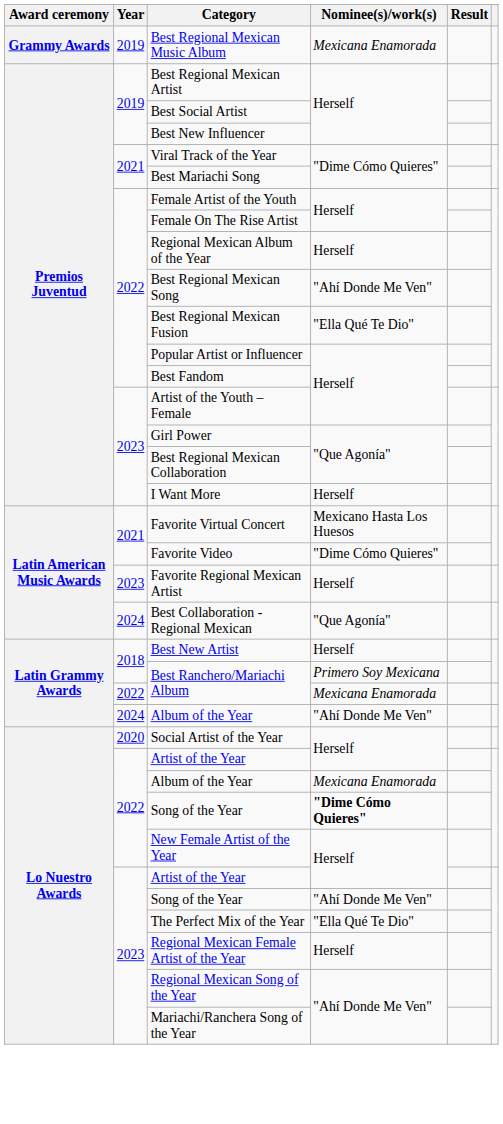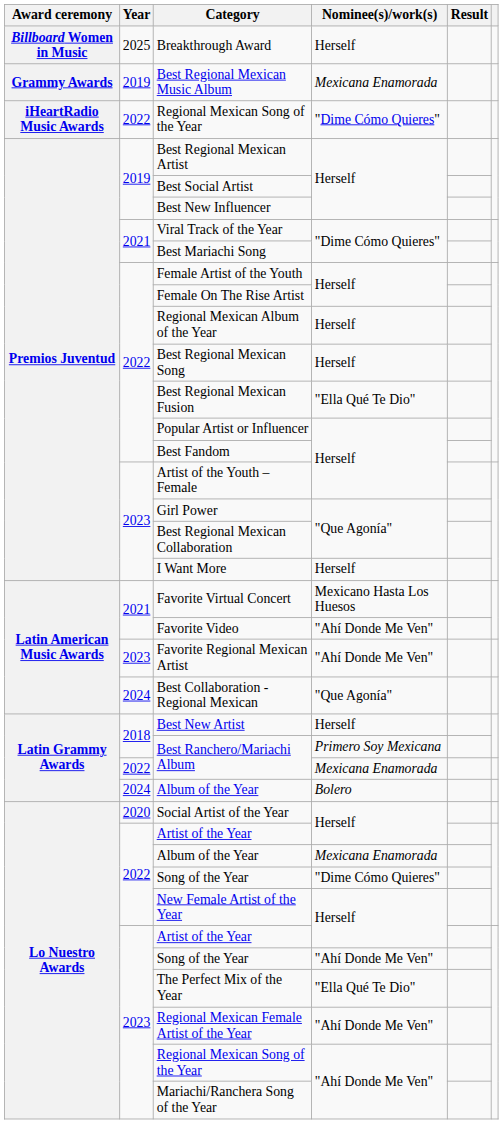+ row: (137, 44)
+ row: (137, 119)
(373, 287) "Ahí Donde Me Ven" -> (335, 362) Herself
(376, 553) "Dime Cómo Quieres" -> (374, 628) "Ahí Donde Me Ven"
(334, 583) Herself -> (374, 658) "Ahí Donde Me Ven"
(373, 715) "Ahí Donde Me Ven" -> (333, 790) Bolero
(352, 810) bold -> (377, 877) normal
(334, 950) Herself -> (374, 1025) "Ahí Donde Me Ven"
